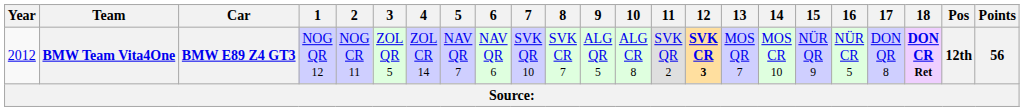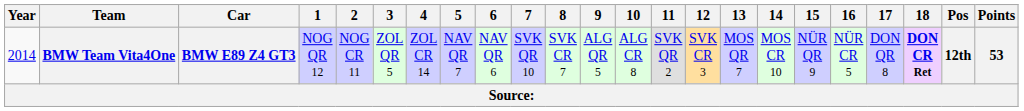(22, 55) 2012 -> (22, 55) 2014
(703, 55) bold -> (703, 54) normal
(997, 55) 56 -> (996, 55) 53
